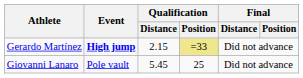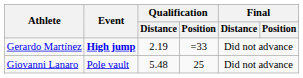(159, 47) 2.15 -> (159, 47) 2.19
(199, 47) khaki background -> (199, 47) no background
(159, 64) 5.45 -> (159, 64) 5.48
